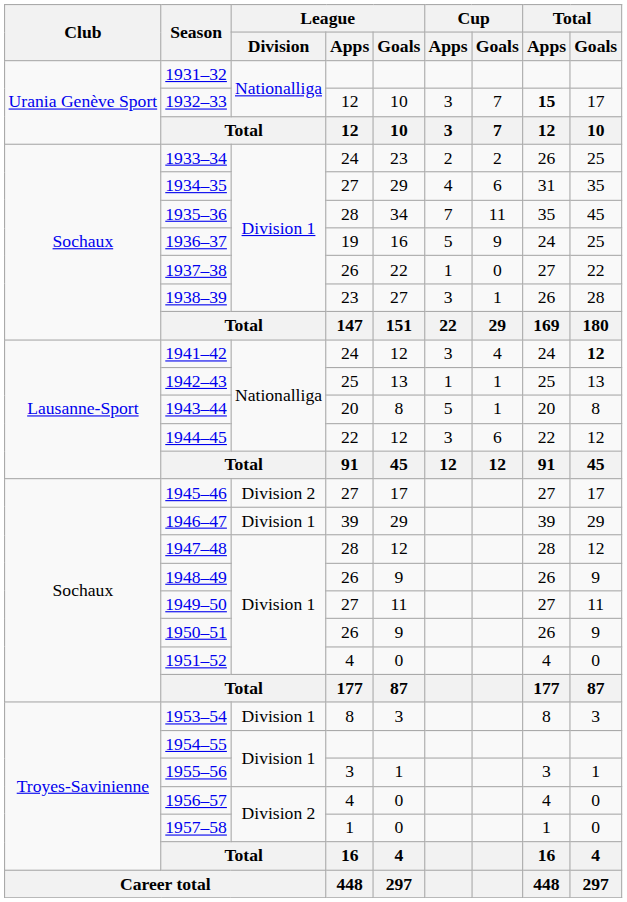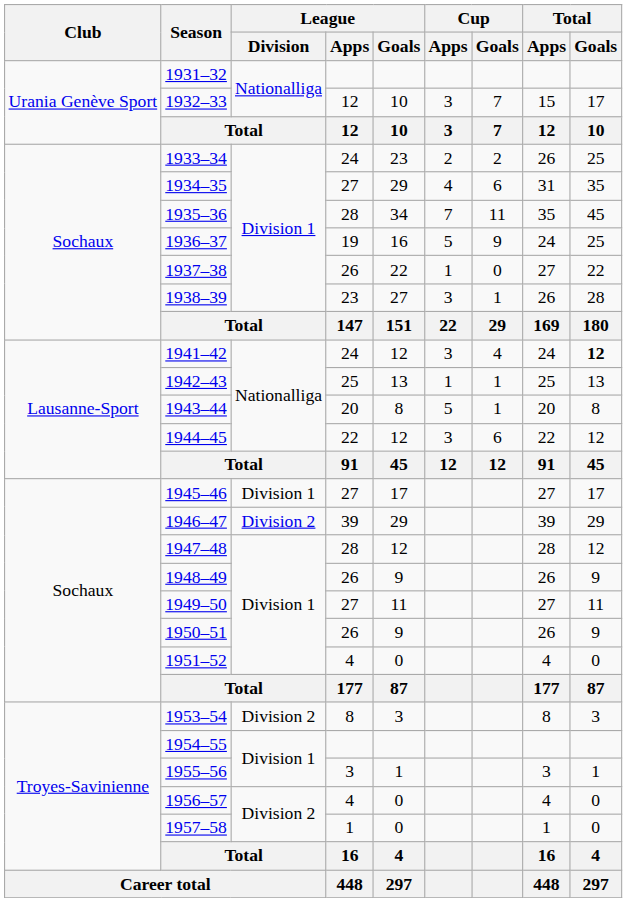(546, 102) bold -> (546, 102) normal
(279, 492) Division 2 -> (279, 492) Division 1
(279, 520) Division 1 -> (279, 520) Division 2
(279, 716) Division 1 -> (279, 716) Division 2
